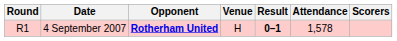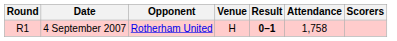(174, 28) bold -> (172, 28) normal
(320, 28) 1,578 -> (314, 28) 1,758
